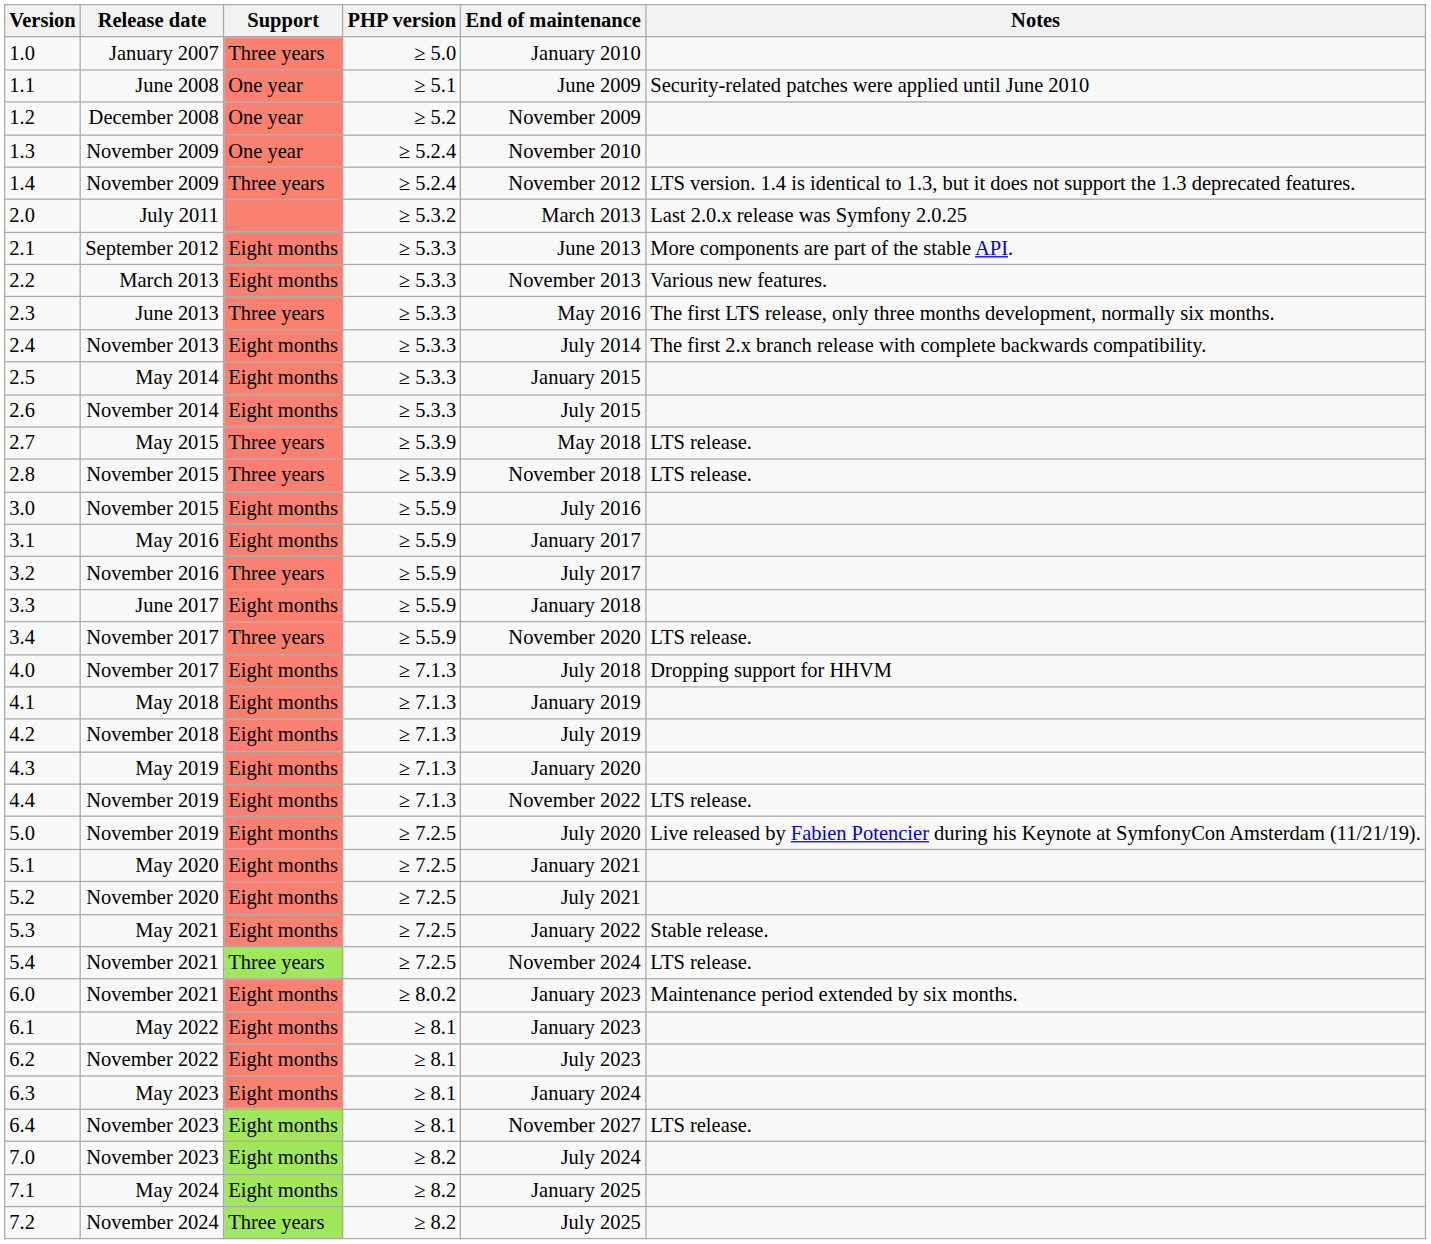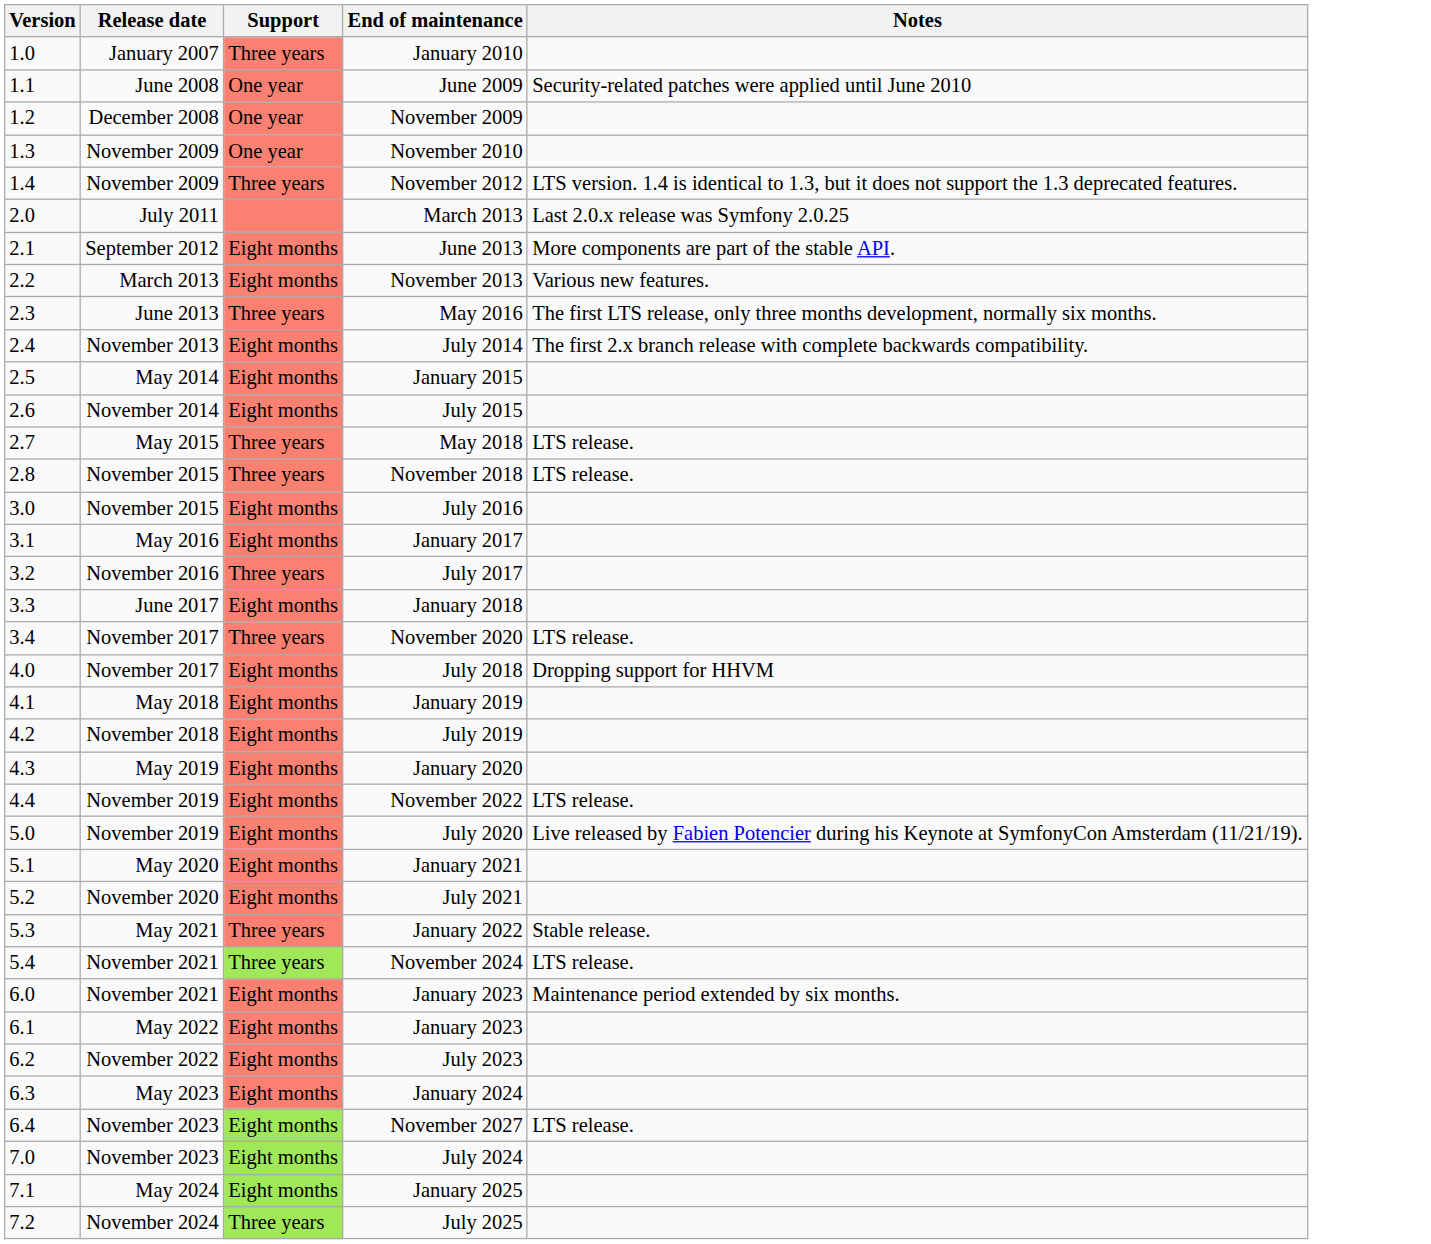- column: (402, 20)
(283, 930) Eight months -> (276, 930) Three years
